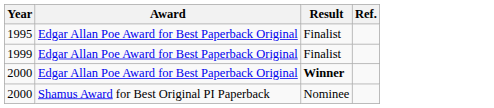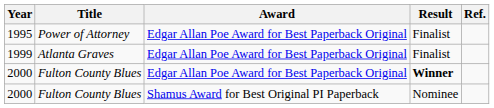+ column: (90, 14)
